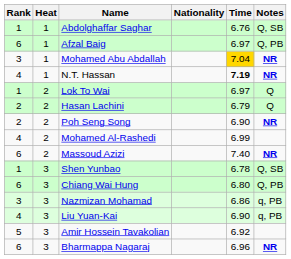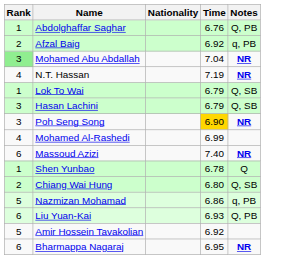- column: (46, 12)
(270, 28) Q, SB -> (244, 28) Q, PB
(19, 44) 6 -> (19, 44) 2
(240, 44) 6.97 -> (214, 44) 6.92
(270, 44) Q, PB -> (244, 44) q, PB
(19, 59) no background -> (19, 59) lightgreen background
(240, 59) gold background -> (214, 59) no background
(240, 75) bold -> (214, 75) normal
(240, 91) 6.97 -> (214, 91) 6.79
(270, 91) Q -> (244, 91) Q, SB
(19, 106) 2 -> (19, 106) 3
(270, 106) Q -> (244, 106) Q, SB
(19, 122) 2 -> (19, 122) 3
(240, 122) no background -> (214, 122) gold background
(270, 169) Q, SB -> (244, 169) Q
(19, 184) 6 -> (19, 184) 2
(270, 184) Q, PB -> (244, 184) Q, SB
(19, 200) 3 -> (19, 200) 5
(19, 216) 4 -> (19, 216) 6
(240, 216) 6.90 -> (214, 216) 6.93
(270, 216) q, PB -> (244, 216) Q, PB
(240, 247) 6.96 -> (214, 247) 6.95
